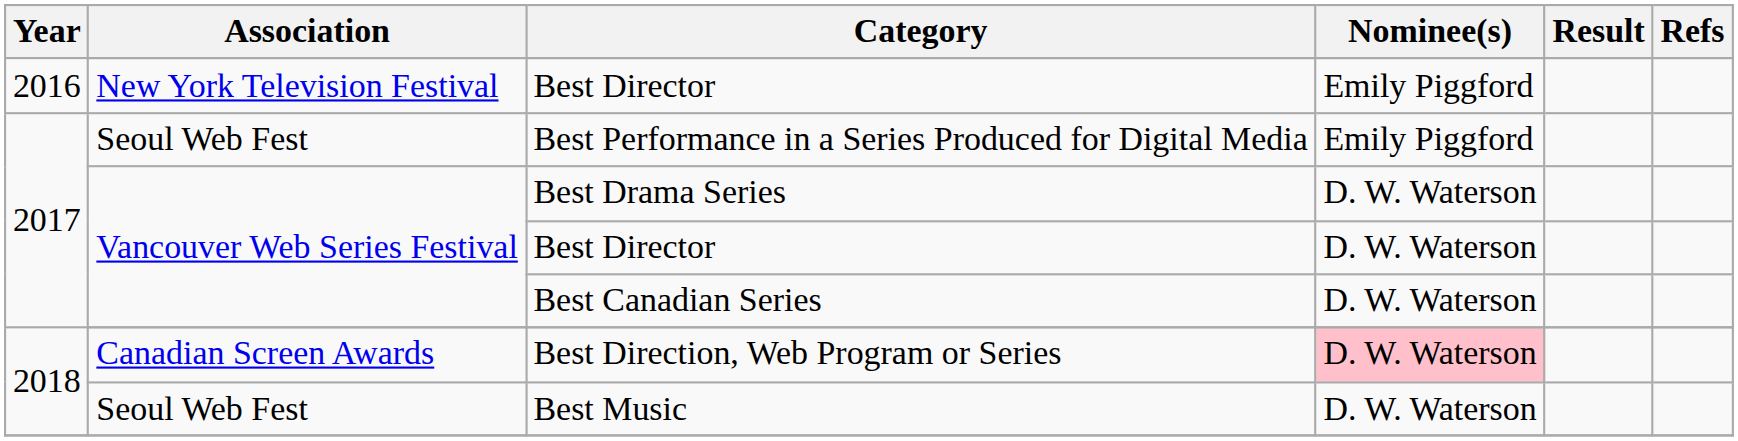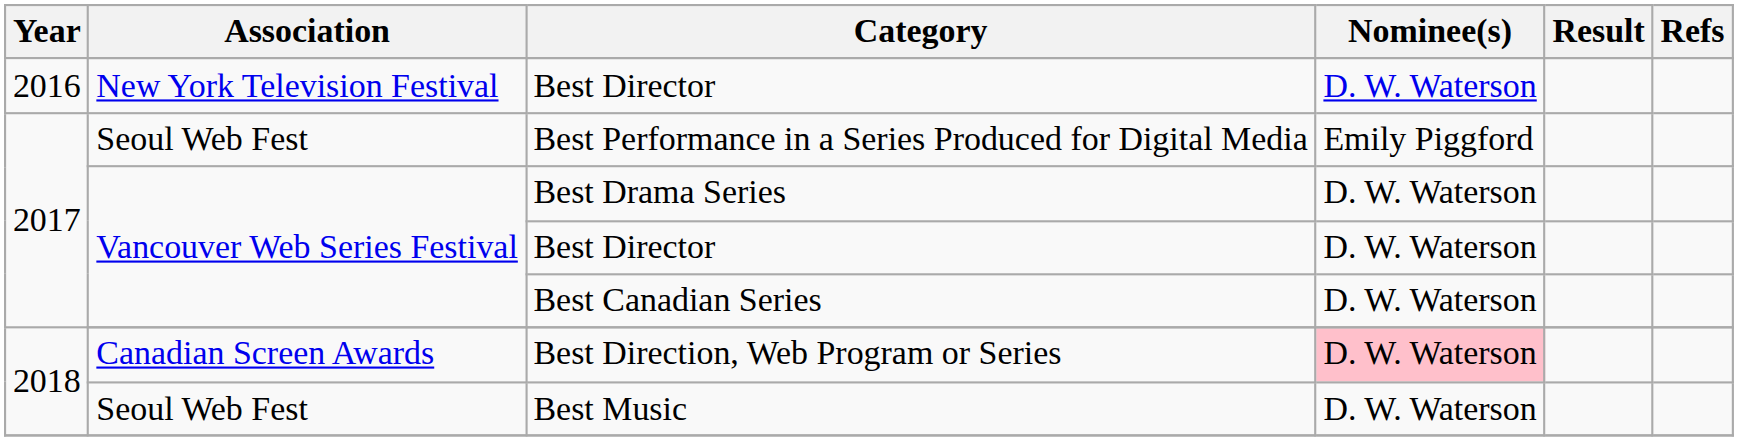(1428, 85) Emily Piggford -> (1430, 85) D. W. Waterson
